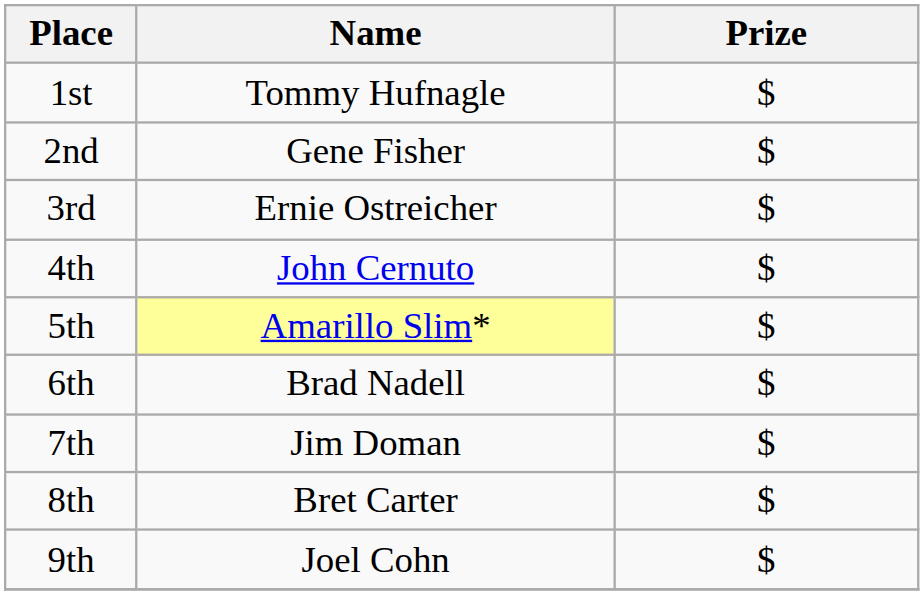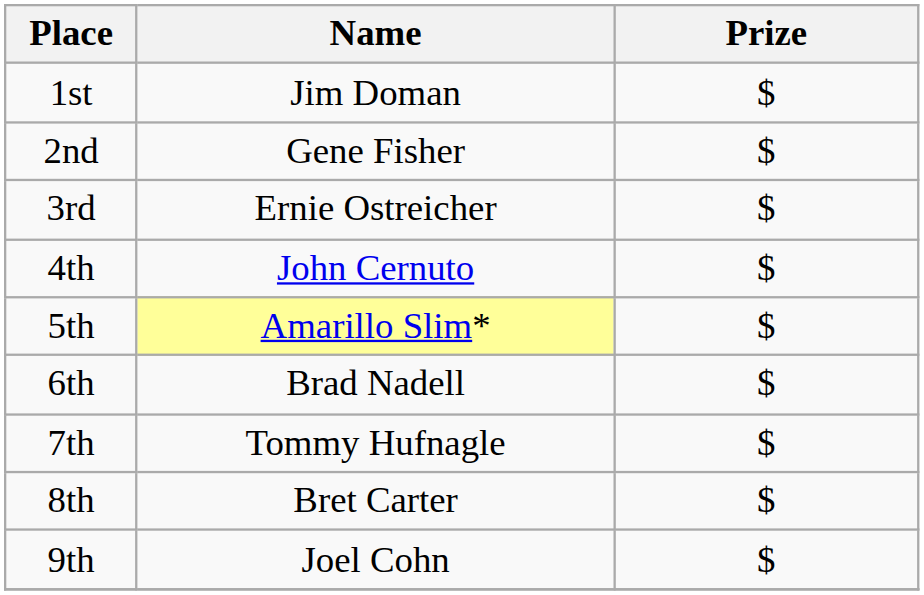(376, 92) Tommy Hufnagle -> (376, 92) Jim Doman
(376, 442) Jim Doman -> (376, 442) Tommy Hufnagle
